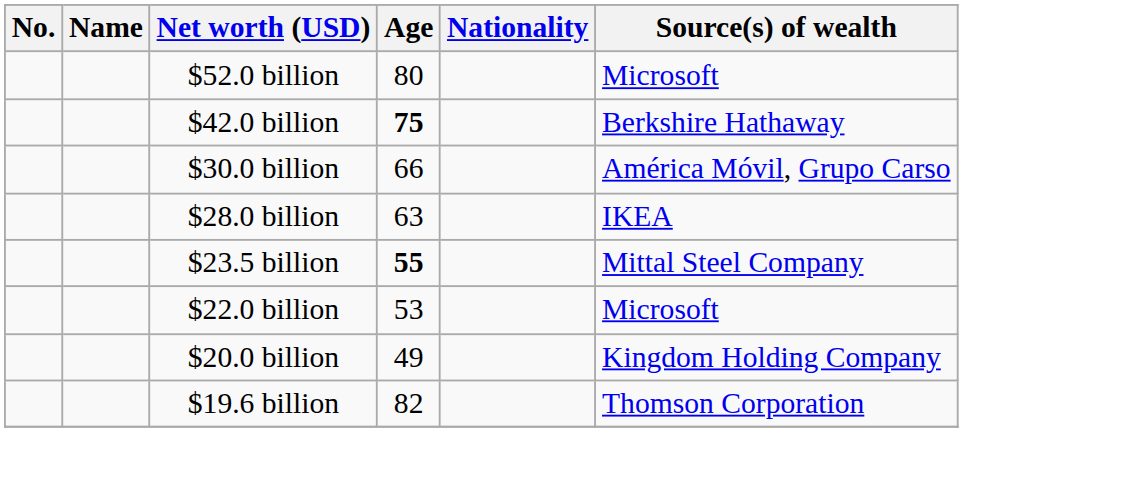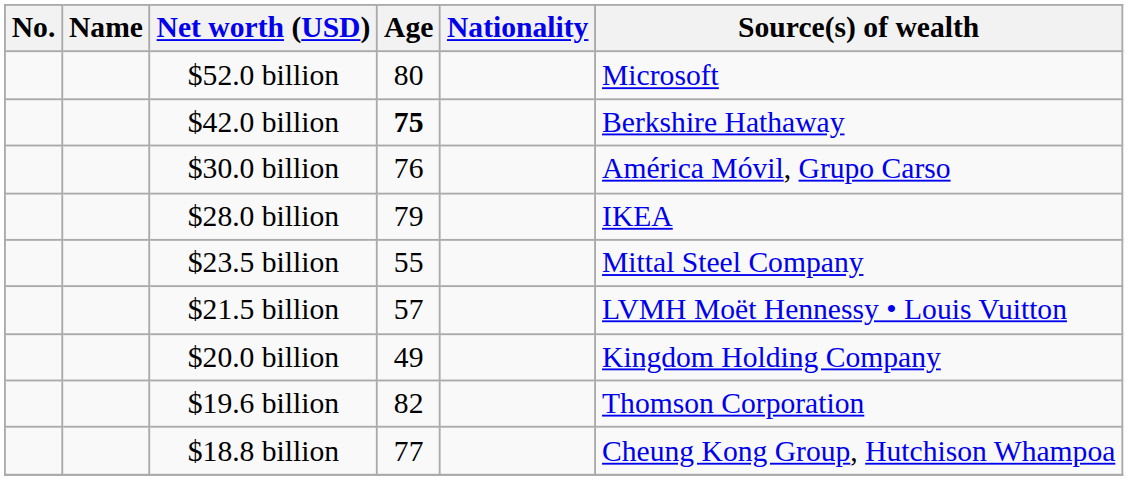(409, 168) 66 -> (409, 168) 76
(409, 215) 63 -> (409, 215) 79
(409, 262) bold -> (409, 262) normal
- row: (263, 309)
+ row: (263, 309)
+ row: (263, 450)
